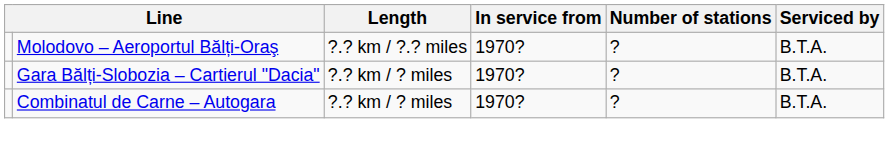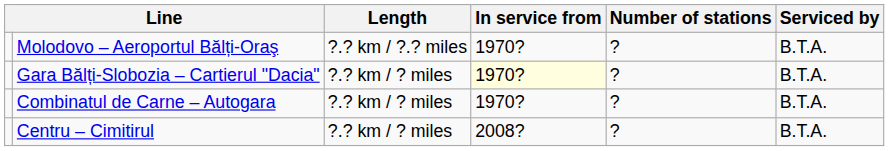(500, 74) no background -> (500, 74) lightyellow background
+ row: (85, 131)
